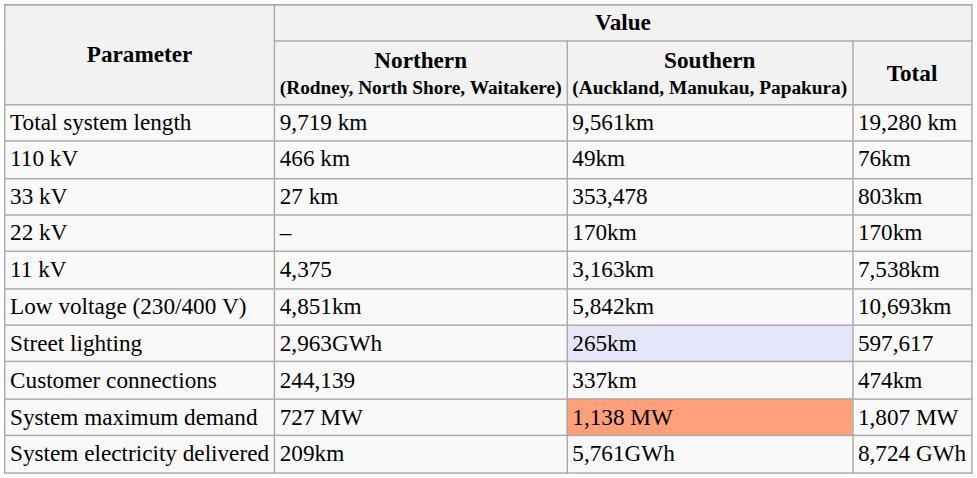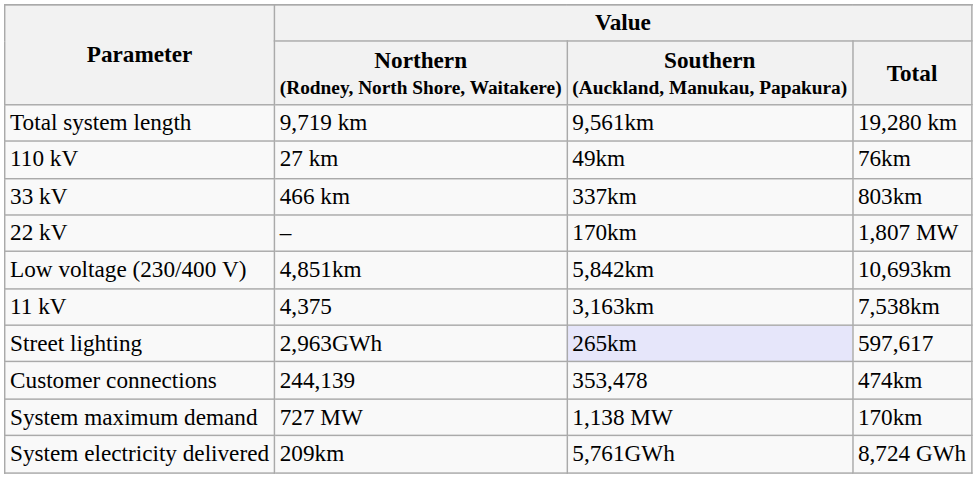(315, 159) 466 km -> (309, 159) 27 km
(309, 196) 27 km -> (315, 196) 466 km
(610, 196) 353,478 -> (605, 196) 337km
(890, 232) 170km -> (908, 232) 1,807 MW
rows swapped: (38, 269) <-> (128, 306)
(605, 380) 337km -> (610, 380) 353,478
(623, 416) lightsalmon background -> (623, 416) no background
(908, 416) 1,807 MW -> (890, 416) 170km
